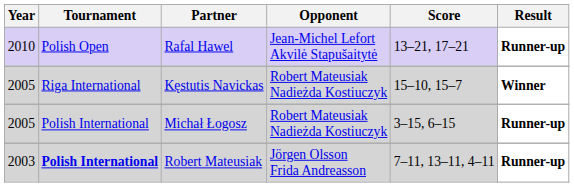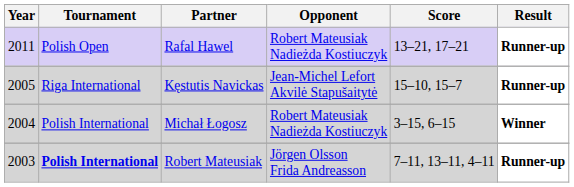(21, 46) 2010 -> (21, 46) 2011
(324, 46) Jean-Michel Lefort Akvilė Stapušaitytė -> (329, 46) Robert Mateusiak Nadieżda Kostiuczyk
(329, 85) Robert Mateusiak Nadieżda Kostiuczyk -> (324, 85) Jean-Michel Lefort Akvilė Stapušaitytė
(523, 85) Winner -> (533, 85) Runner-up
(21, 124) 2005 -> (21, 124) 2004
(533, 124) Runner-up -> (523, 124) Winner
